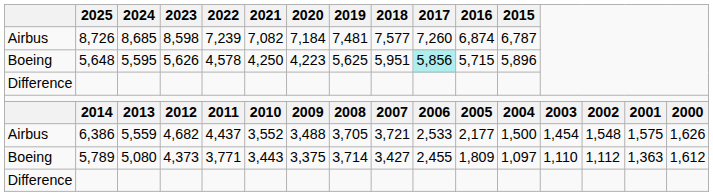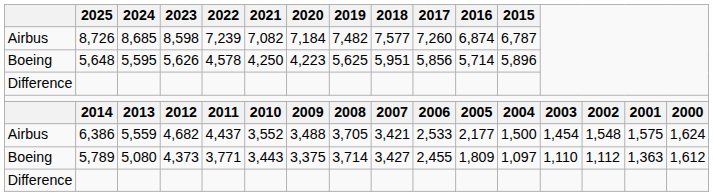(350, 38) 7,481 -> (350, 38) 7,482
(434, 60) paleturquoise background -> (434, 60) no background
(477, 60) 5,715 -> (477, 60) 5,714
(392, 135) 3,721 -> (392, 135) 3,421
(688, 135) 1,626 -> (688, 135) 1,624
